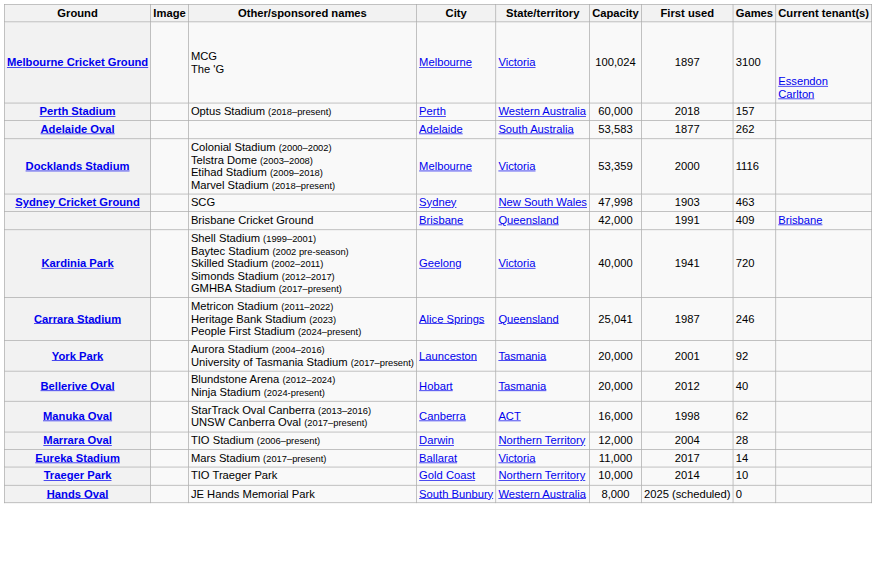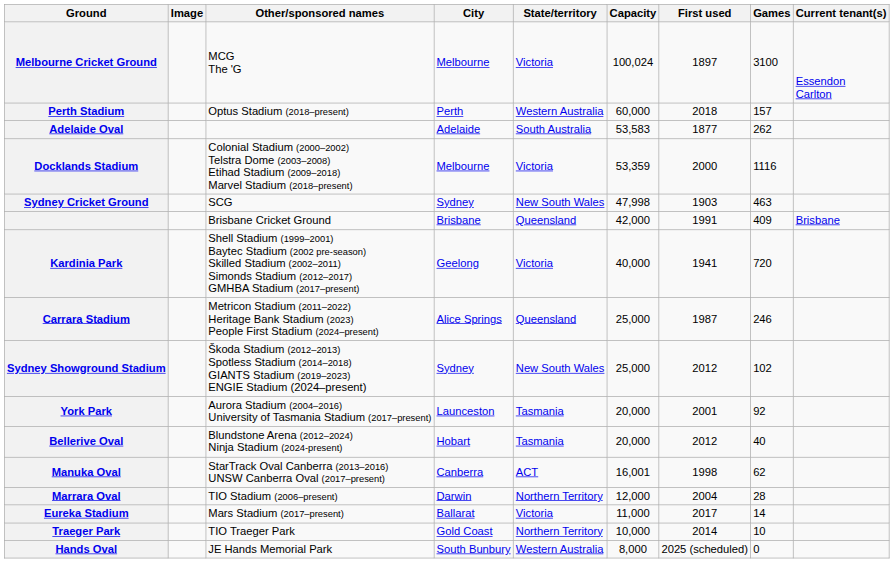(615, 319) 25,041 -> (633, 319) 25,000
+ row: (86, 368)
(615, 416) 16,000 -> (633, 472) 16,001
